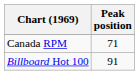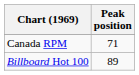(113, 61) 91 -> (113, 61) 89
